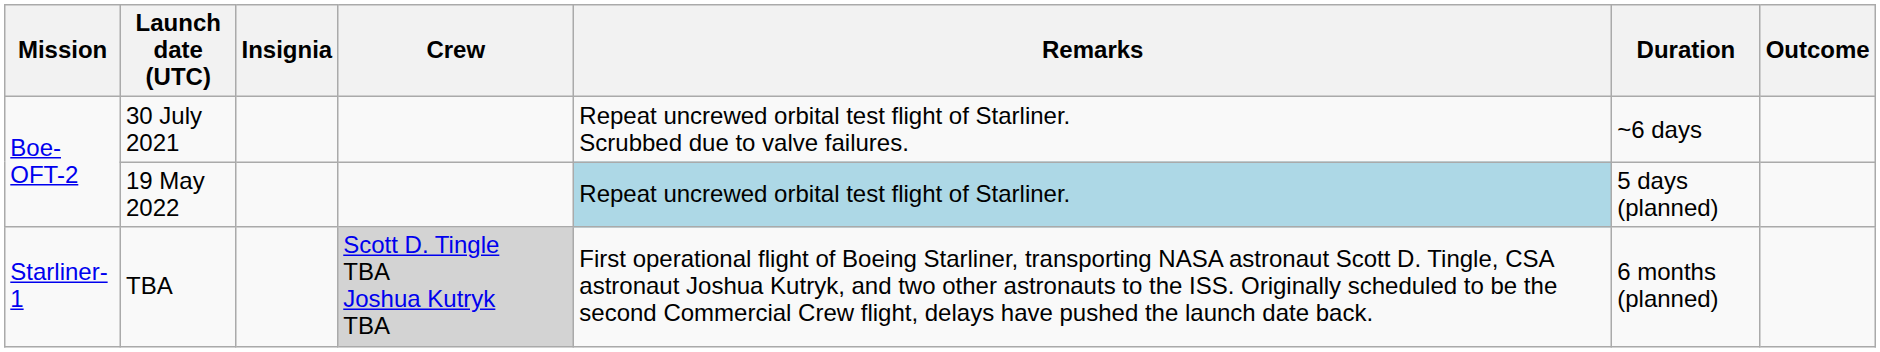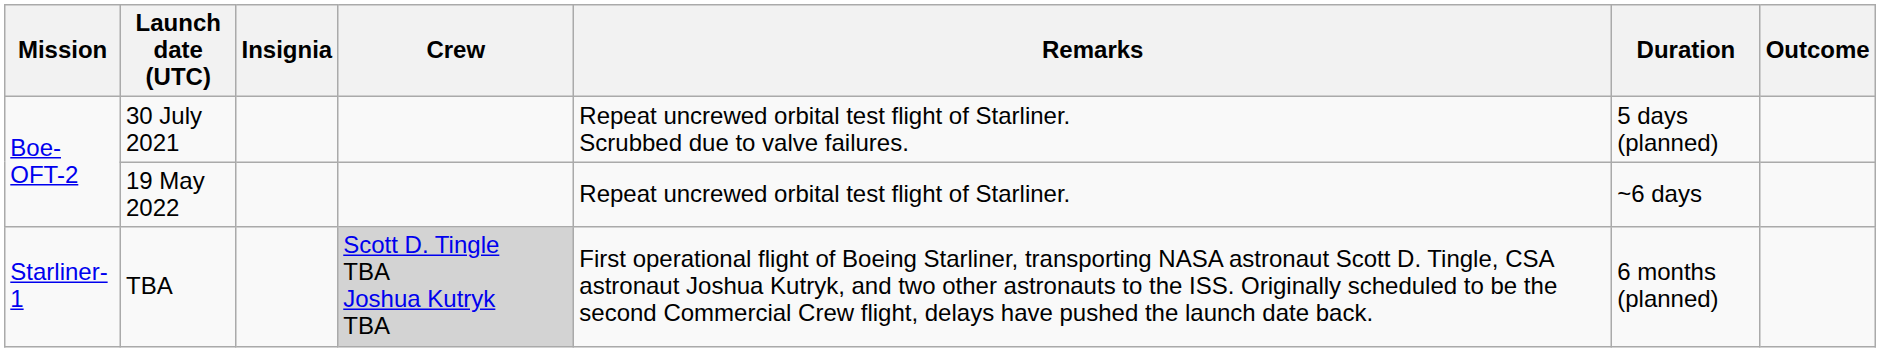(1660, 129) ~6 days -> (1668, 129) 5 days (planned)
(825, 194) lightblue background -> (825, 194) no background
(1668, 194) 5 days (planned) -> (1660, 194) ~6 days
